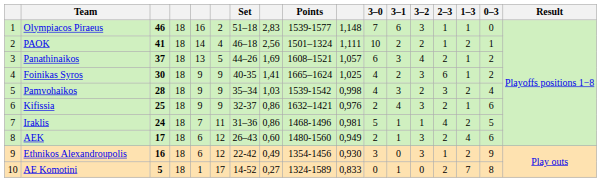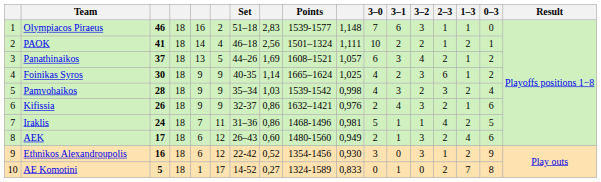(271, 75) 1,41 -> (271, 75) 1,14
(160, 106) 25 -> (160, 106) 26
(271, 153) 0,49 -> (271, 153) 0,52
